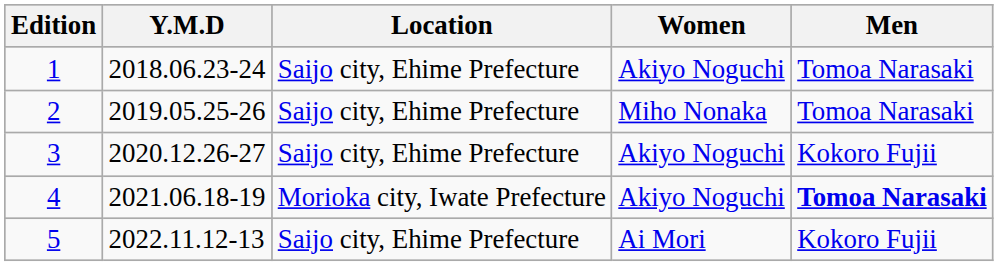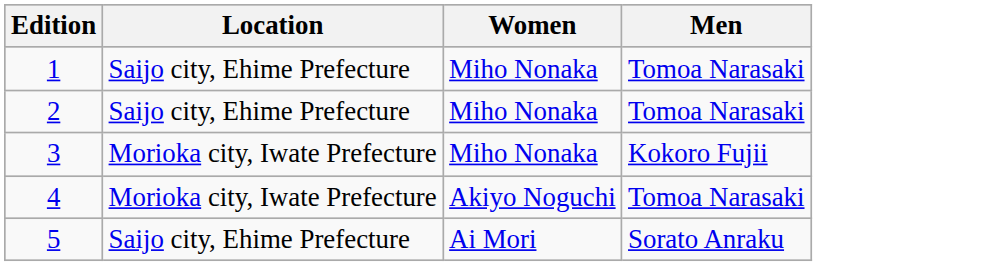- column: (187, 25)
(702, 68) Akiyo Noguchi -> (523, 68) Miho Nonaka
(428, 153) Saijo city, Ehime Prefecture -> (273, 153) Morioka city, Iwate Prefecture
(702, 153) Akiyo Noguchi -> (523, 153) Miho Nonaka
(892, 196) bold -> (716, 196) normal
(867, 238) Kokoro Fujii -> (706, 238) Sorato Anraku
